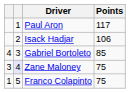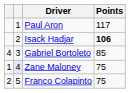(103, 39) normal -> (103, 39) bold
(9, 67) 3 -> (9, 67) 1
(9, 81) 1 -> (9, 81) 2
